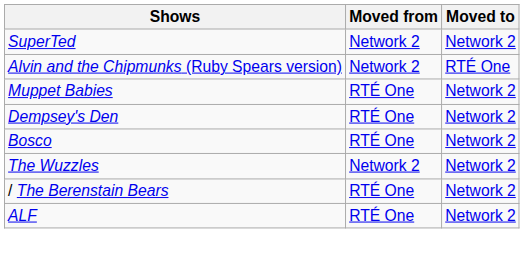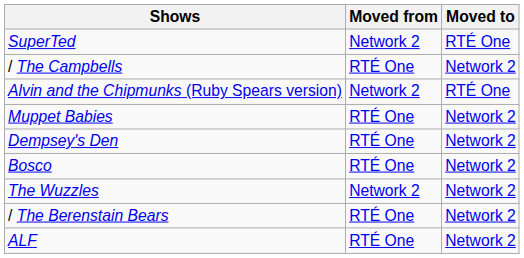(481, 41) Network 2 -> (478, 41) RTÉ One
+ row: (65, 66)
